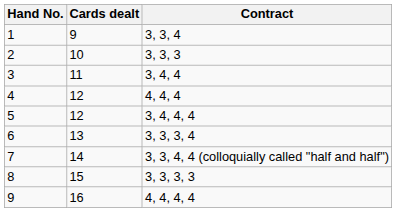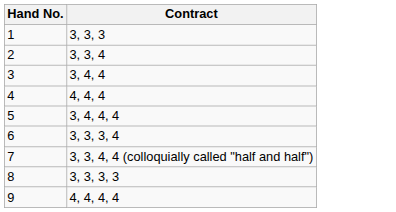- column: (104, 14)
(163, 34) 3, 3, 4 -> (87, 34) 3, 3, 3
(163, 55) 3, 3, 3 -> (87, 55) 3, 3, 4
